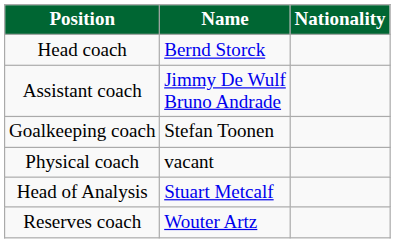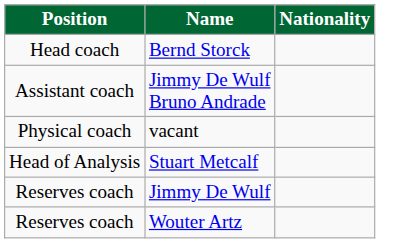- row: (219, 131)
+ row: (210, 191)
